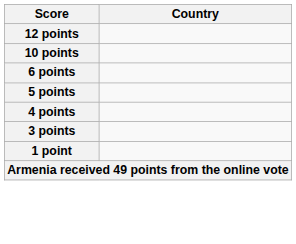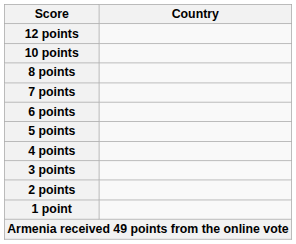+ row: (52, 72)
+ row: (52, 92)
+ row: (52, 190)
